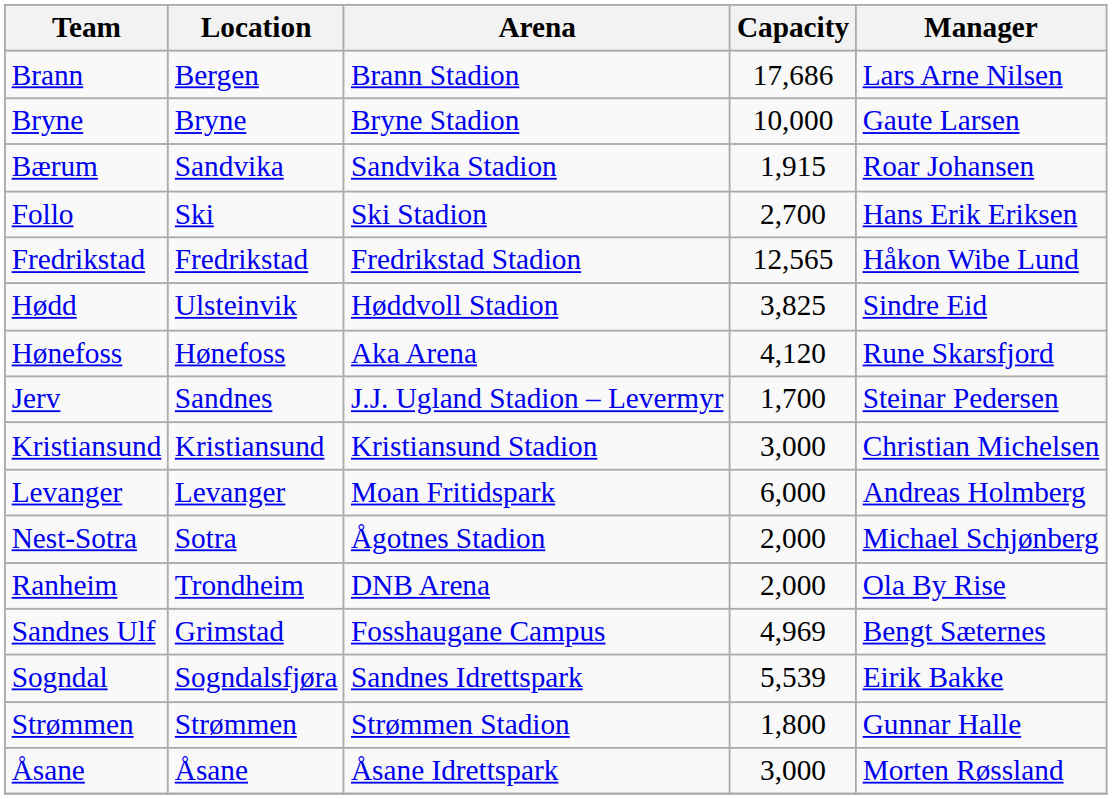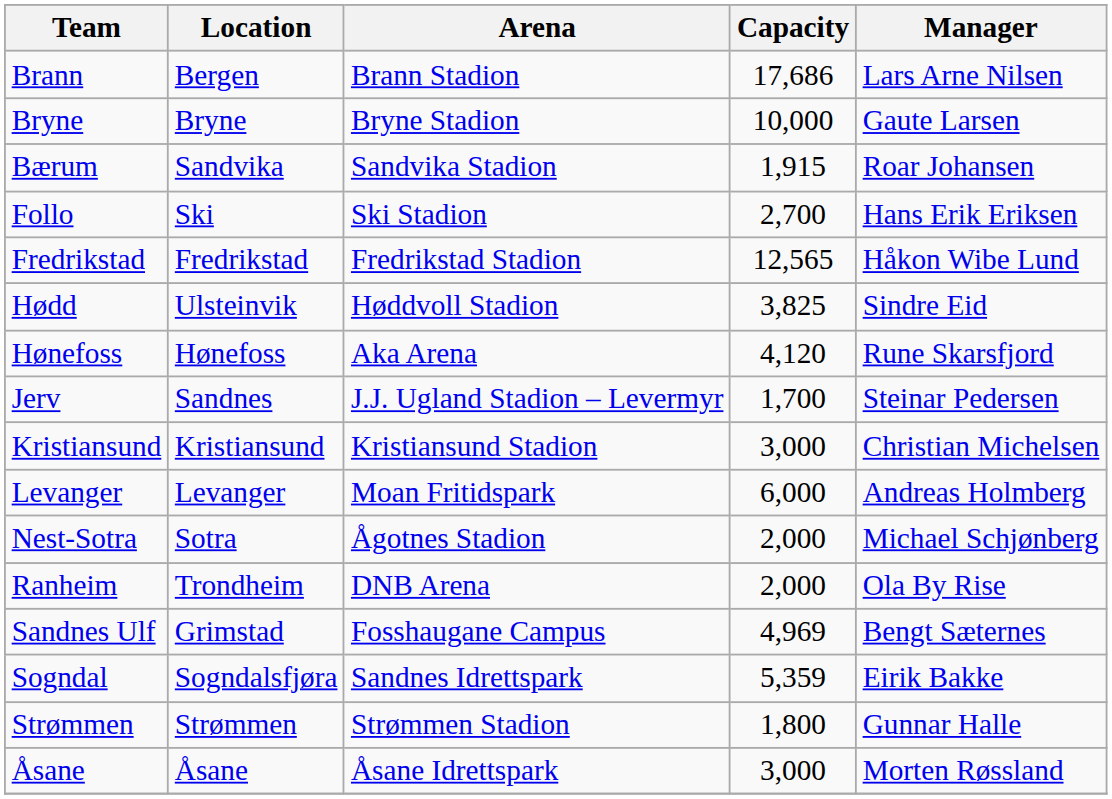(793, 677) 5,539 -> (793, 677) 5,359
